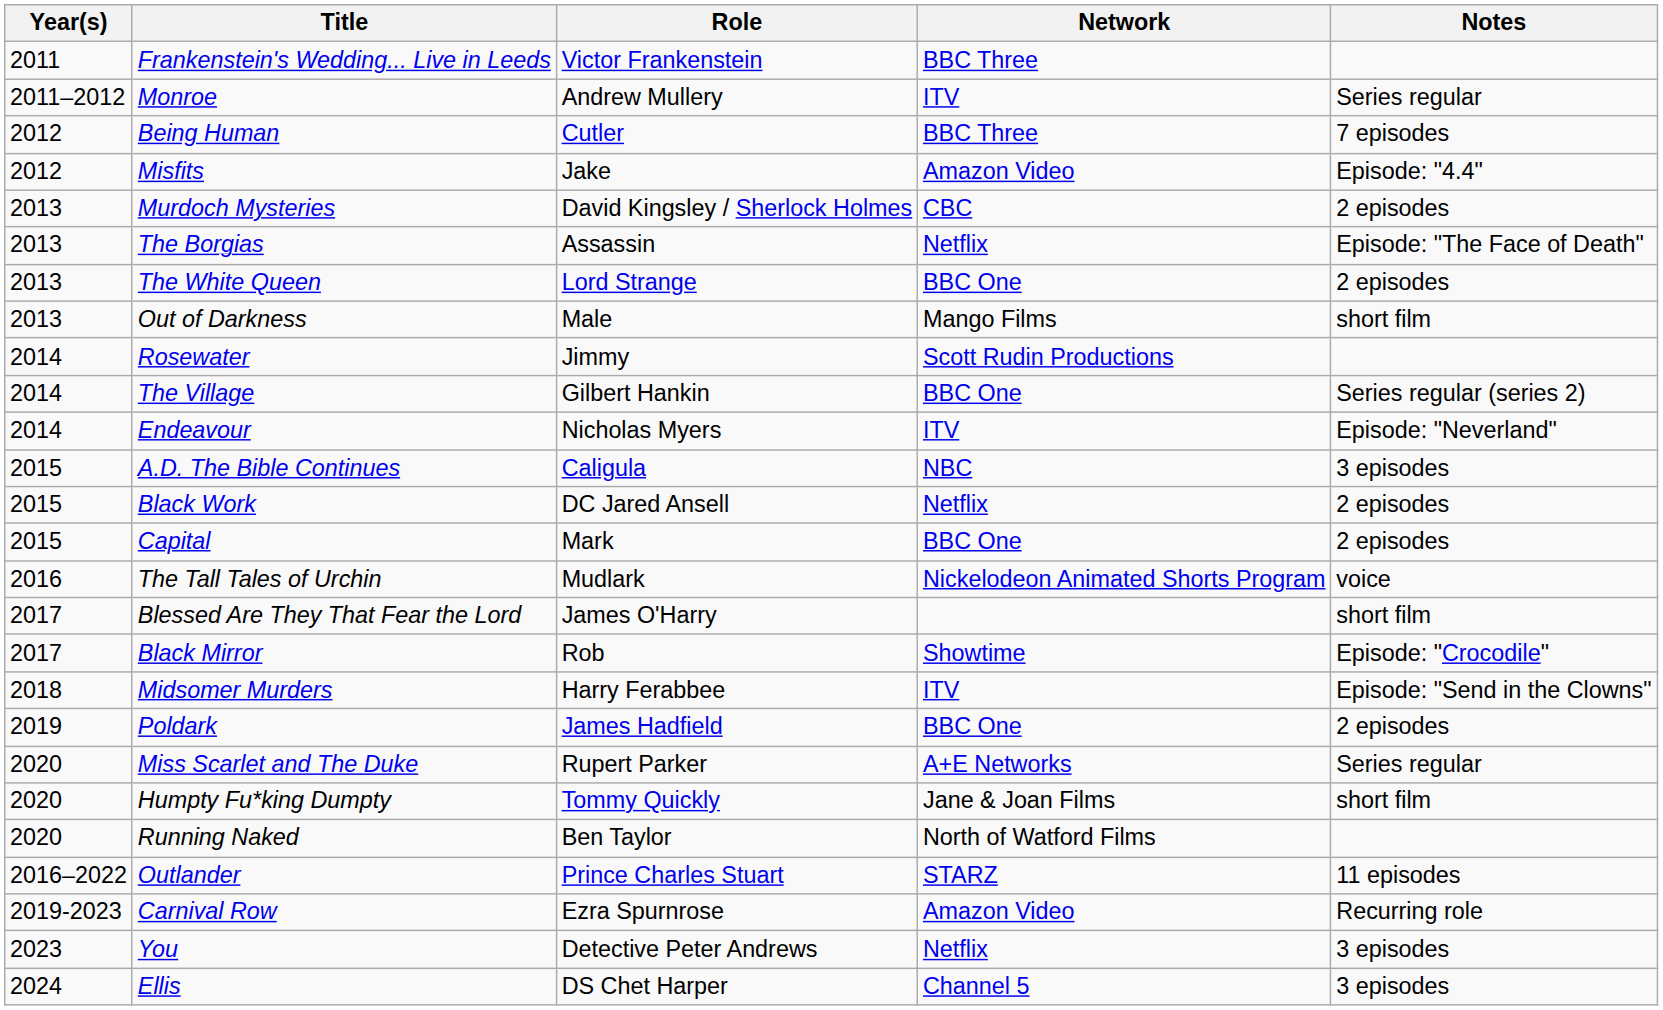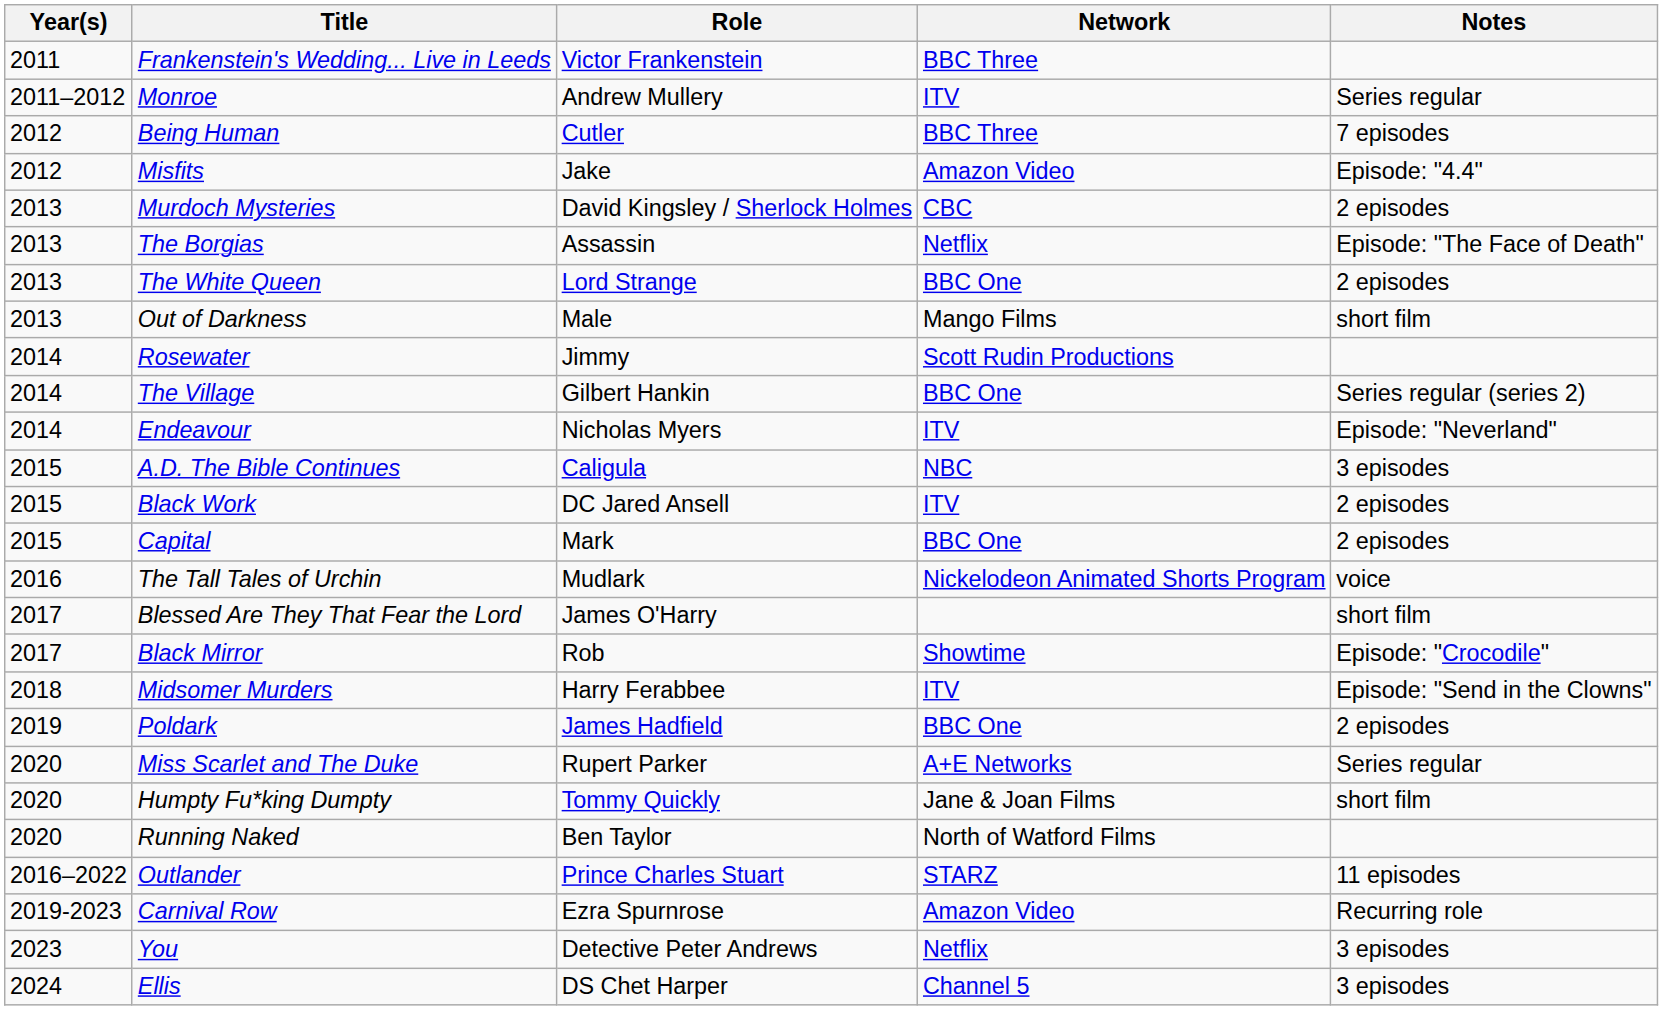(955, 504) Netflix -> (941, 504) ITV
